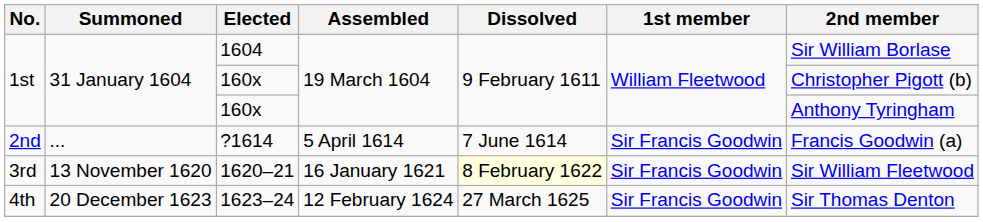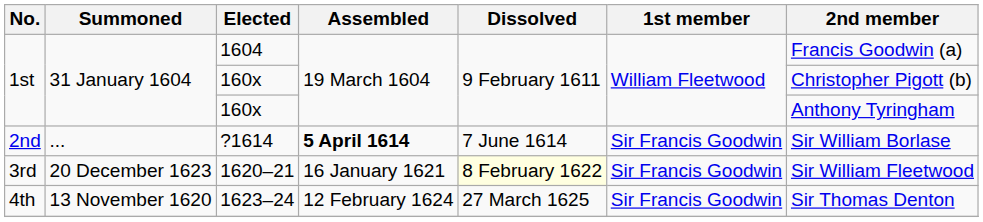(871, 49) Sir William Borlase -> (877, 49) Francis Goodwin (a)
(353, 140) normal -> (356, 140) bold
(877, 140) Francis Goodwin (a) -> (871, 140) Sir William Borlase
(131, 170) 13 November 1620 -> (131, 170) 20 December 1623
(131, 200) 20 December 1623 -> (131, 200) 13 November 1620
